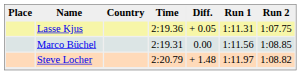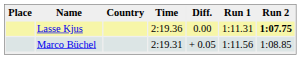(203, 28) + 0.05 -> (202, 28) 0.00
(276, 28) normal -> (276, 28) bold
(203, 44) 0.00 -> (202, 44) + 0.05
- row: (65, 60)
